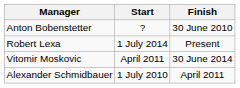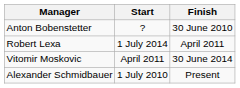(202, 43) Present -> (202, 43) April 2011
(202, 75) April 2011 -> (202, 75) Present
